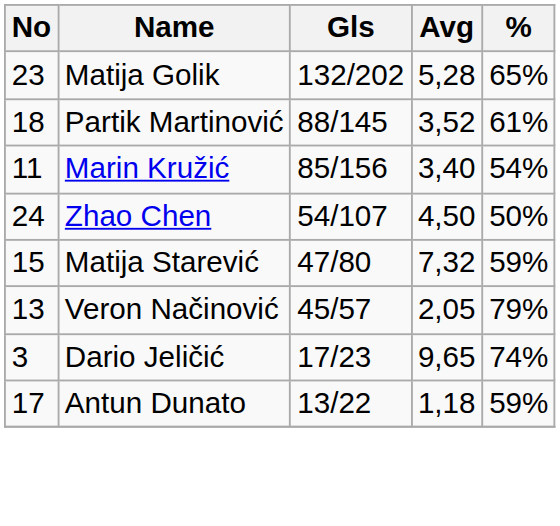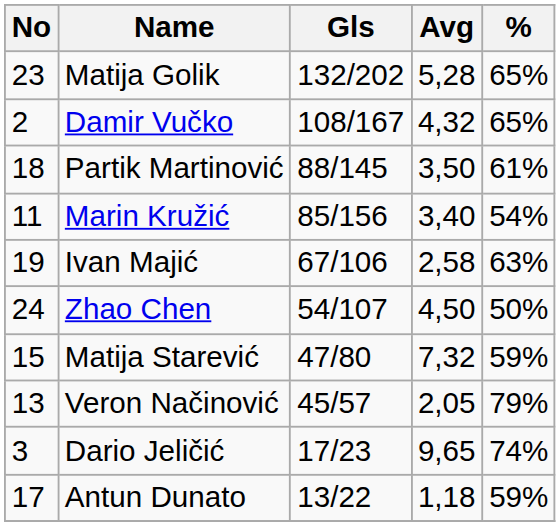+ row: (149, 121)
(447, 121) 3,52 -> (447, 168) 3,50
+ row: (131, 262)
